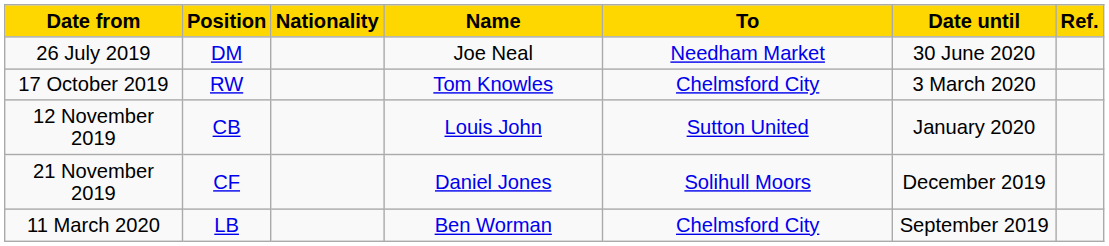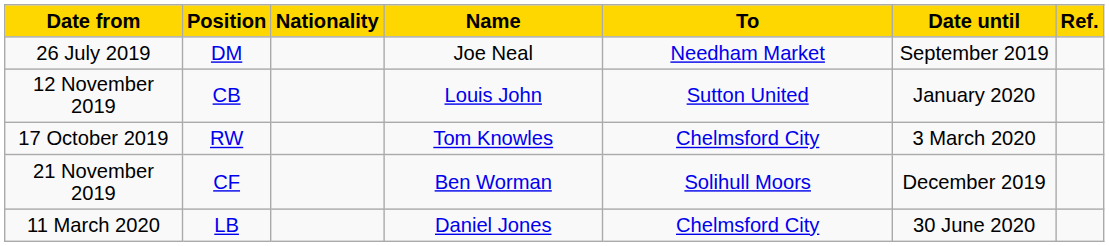(974, 53) 30 June 2020 -> (974, 53) September 2019
rows swapped: (93, 85) <-> (93, 128)
(493, 182) Daniel Jones -> (493, 182) Ben Worman
(493, 225) Ben Worman -> (493, 225) Daniel Jones
(974, 225) September 2019 -> (974, 225) 30 June 2020
